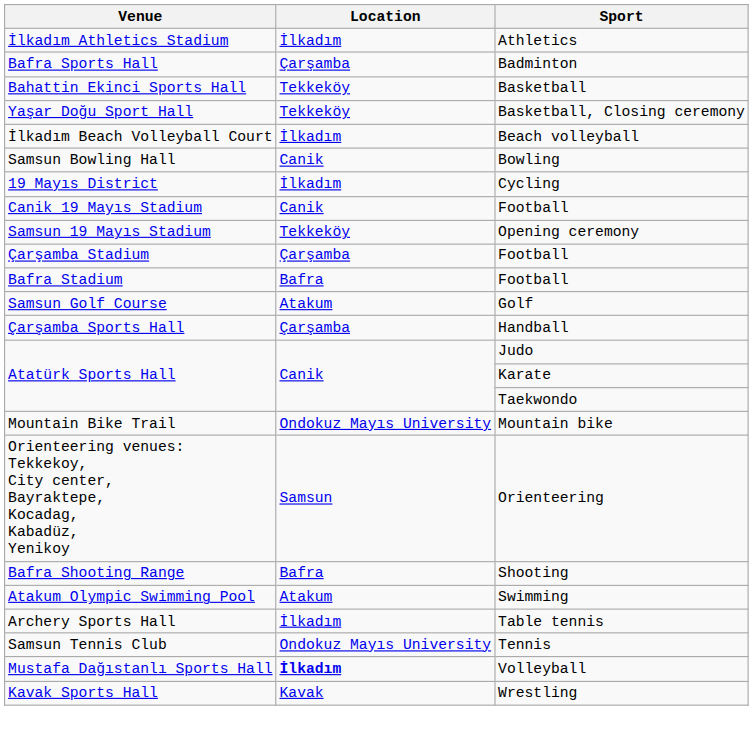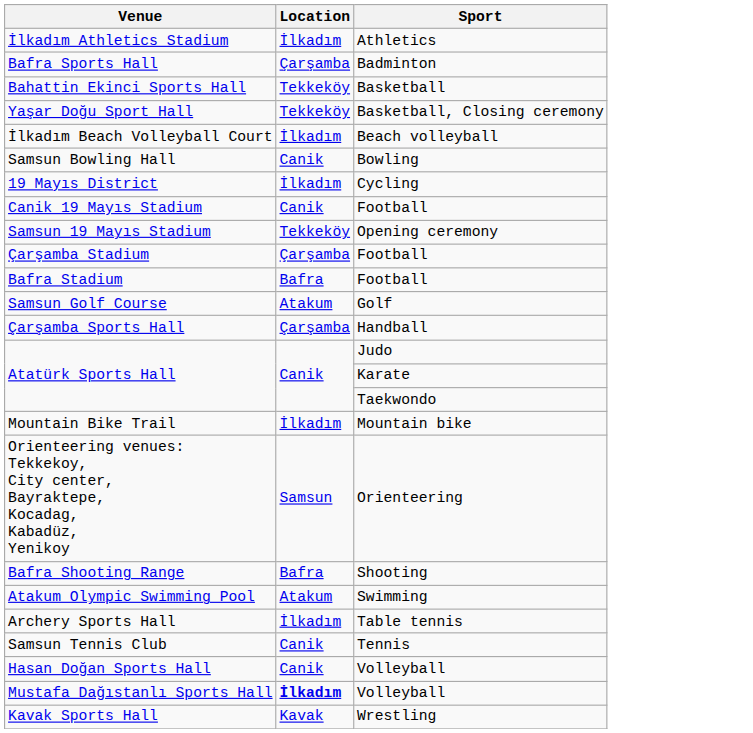(385, 424) Ondokuz Mayıs University -> (310, 424) İlkadım
(385, 645) Ondokuz Mayıs University -> (302, 645) Canik
+ row: (109, 669)
